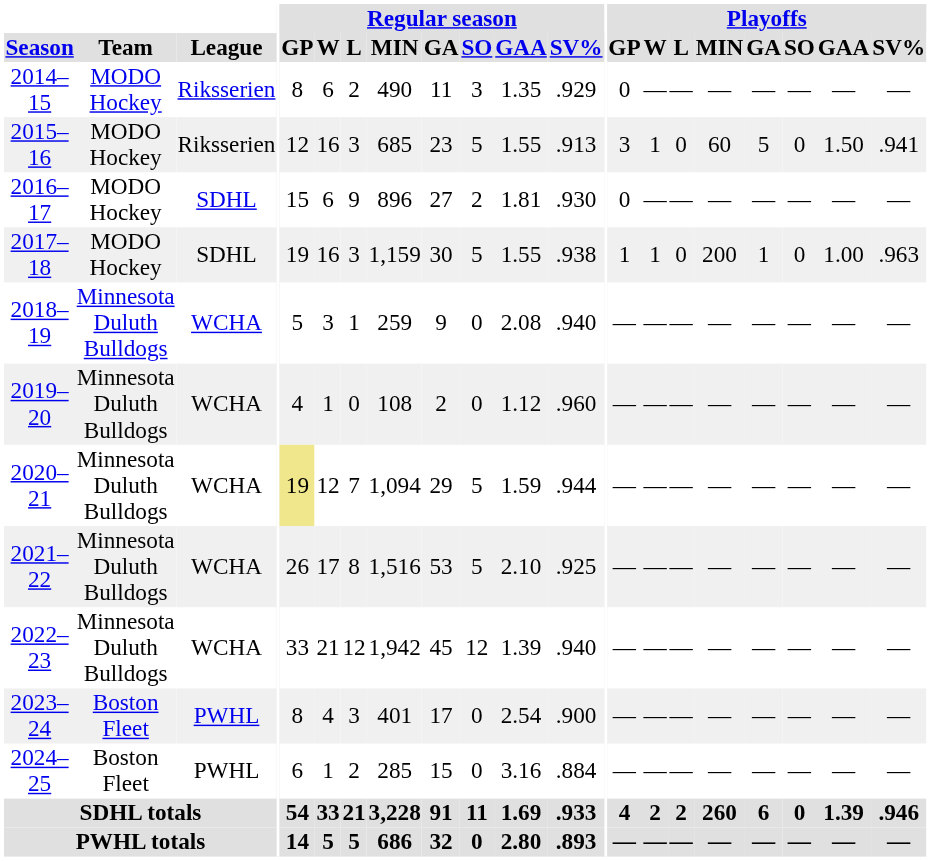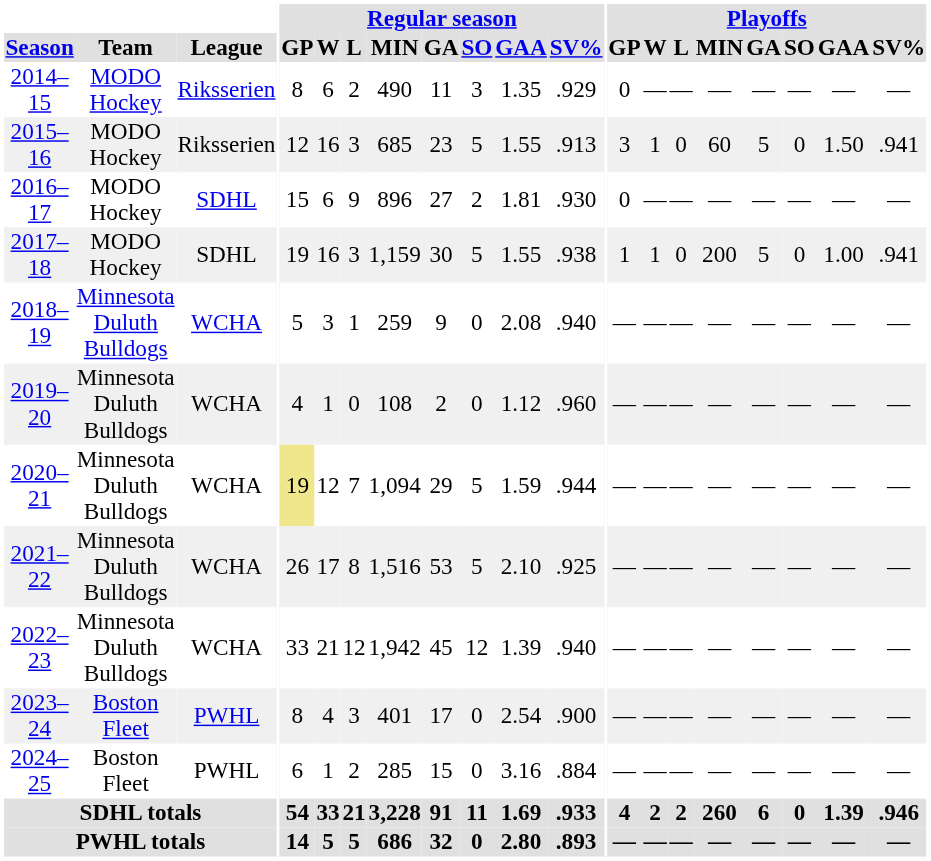(764, 254) 1 -> (764, 254) 5
(899, 254) .963 -> (899, 254) .941
